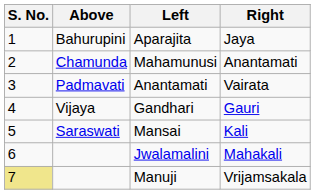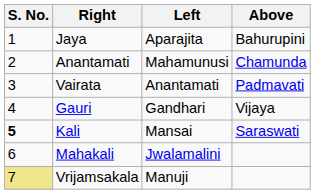columns swapped: (91, 16) <-> (265, 16)
(12, 131) normal -> (12, 131) bold
